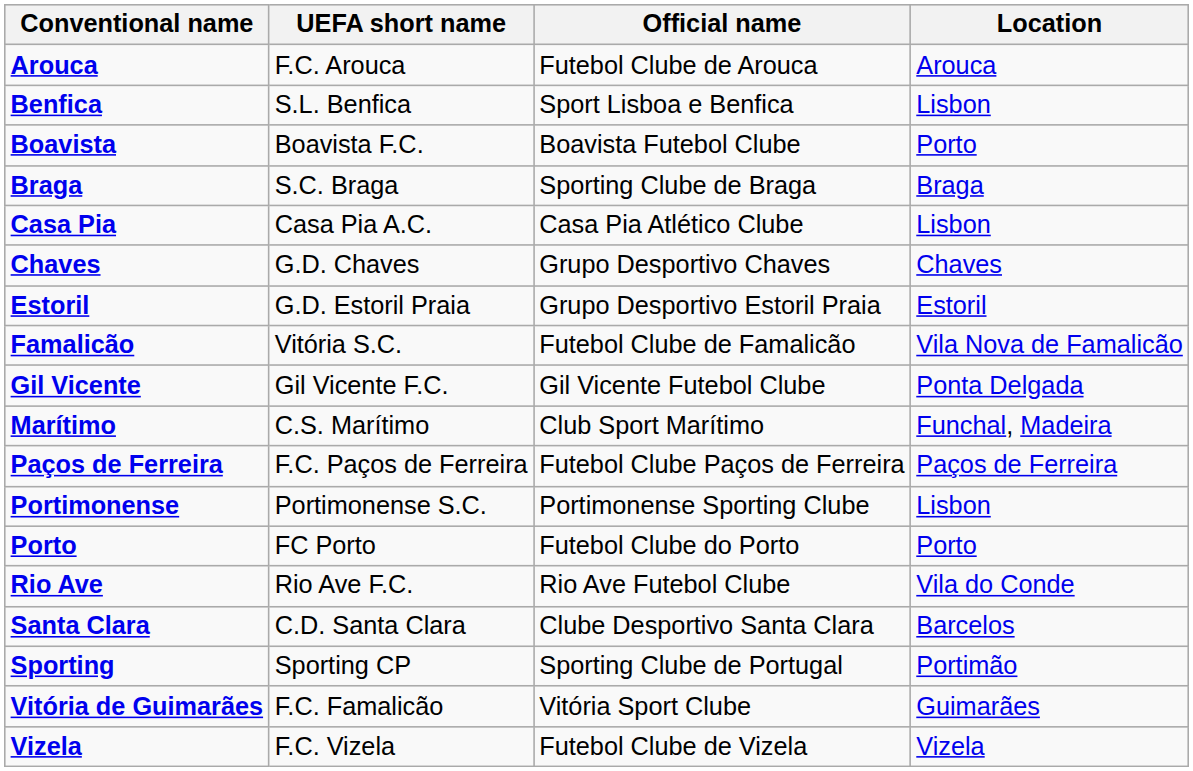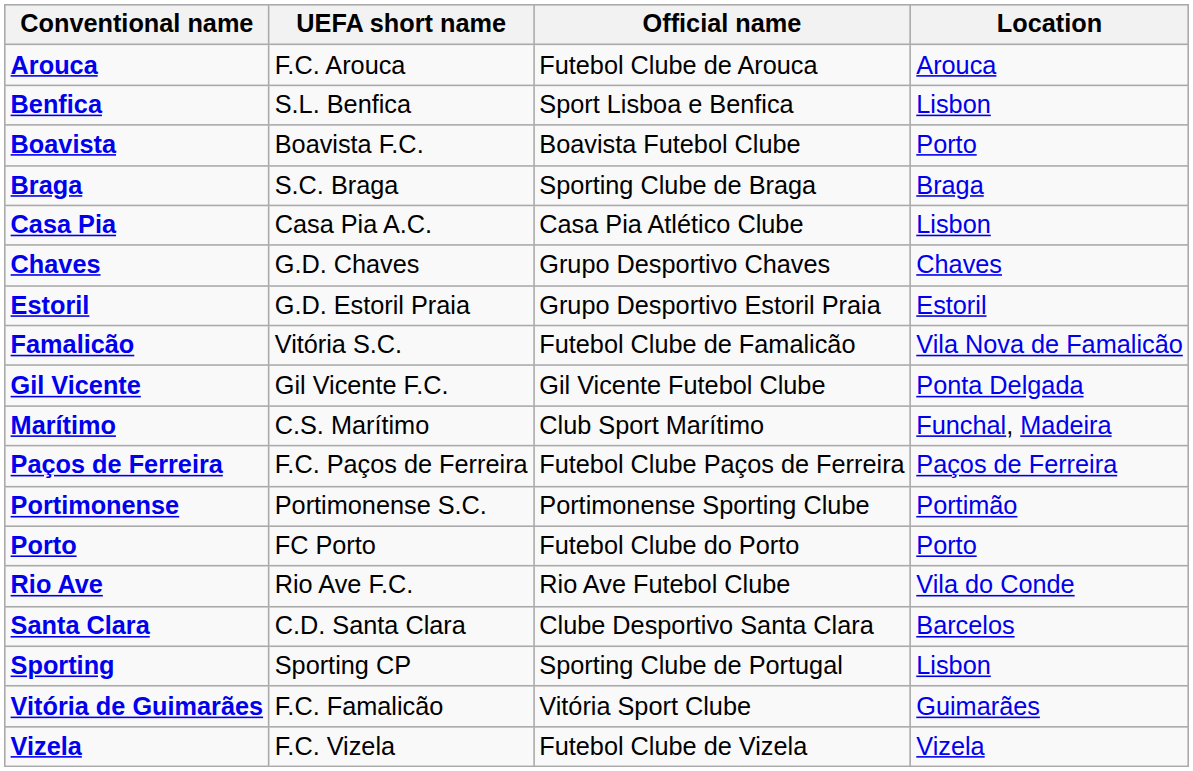(954, 505) Lisbon -> (967, 505) Portimão
(967, 666) Portimão -> (954, 666) Lisbon
